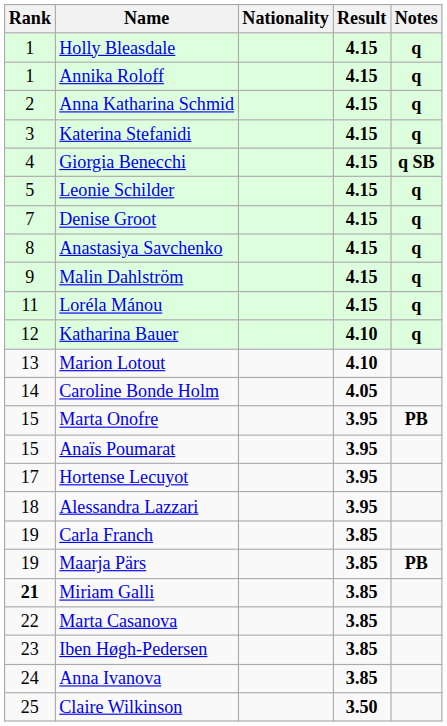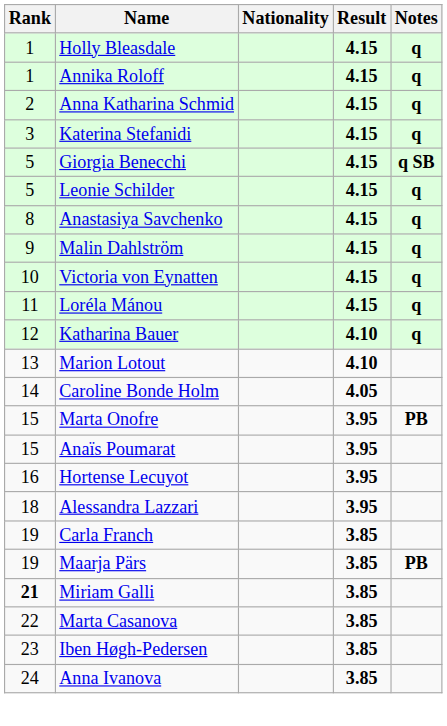(30, 162) 4 -> (30, 162) 5
- row: (108, 219)
+ row: (139, 276)
(30, 477) 17 -> (30, 477) 16
- row: (121, 707)
